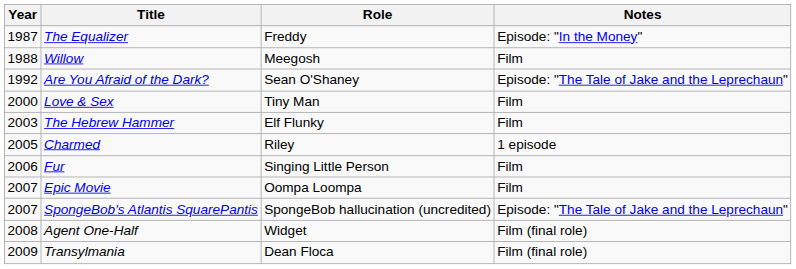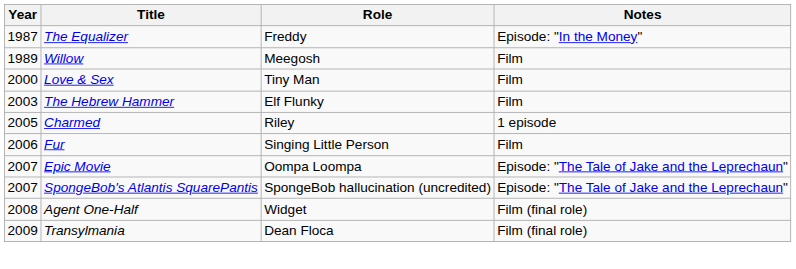(23, 58) 1988 -> (23, 58) 1989
- row: (126, 79)
(510, 187) Film -> (643, 166) Episode: "The Tale of Jake and the Leprechaun"
